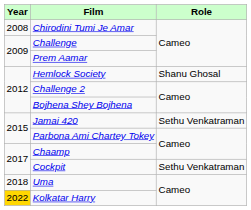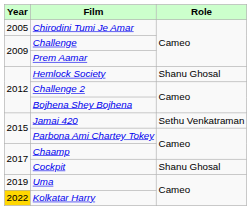(17, 27) 2008 -> (17, 27) 2005
(201, 167) Sethu Venkatraman -> (190, 167) Shanu Ghosal
(17, 182) 2018 -> (17, 182) 2019
